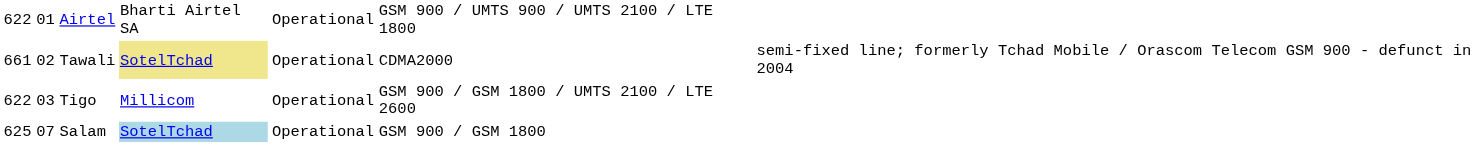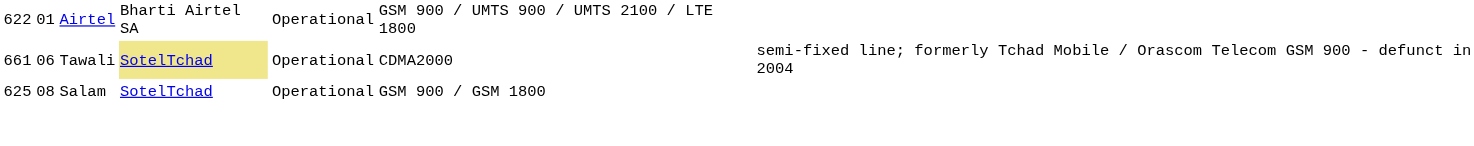(45, 60) 02 -> (45, 60) 06
- row: (78, 100)
(45, 132) 07 -> (45, 91) 08
(166, 132) lightblue background -> (166, 91) no background
